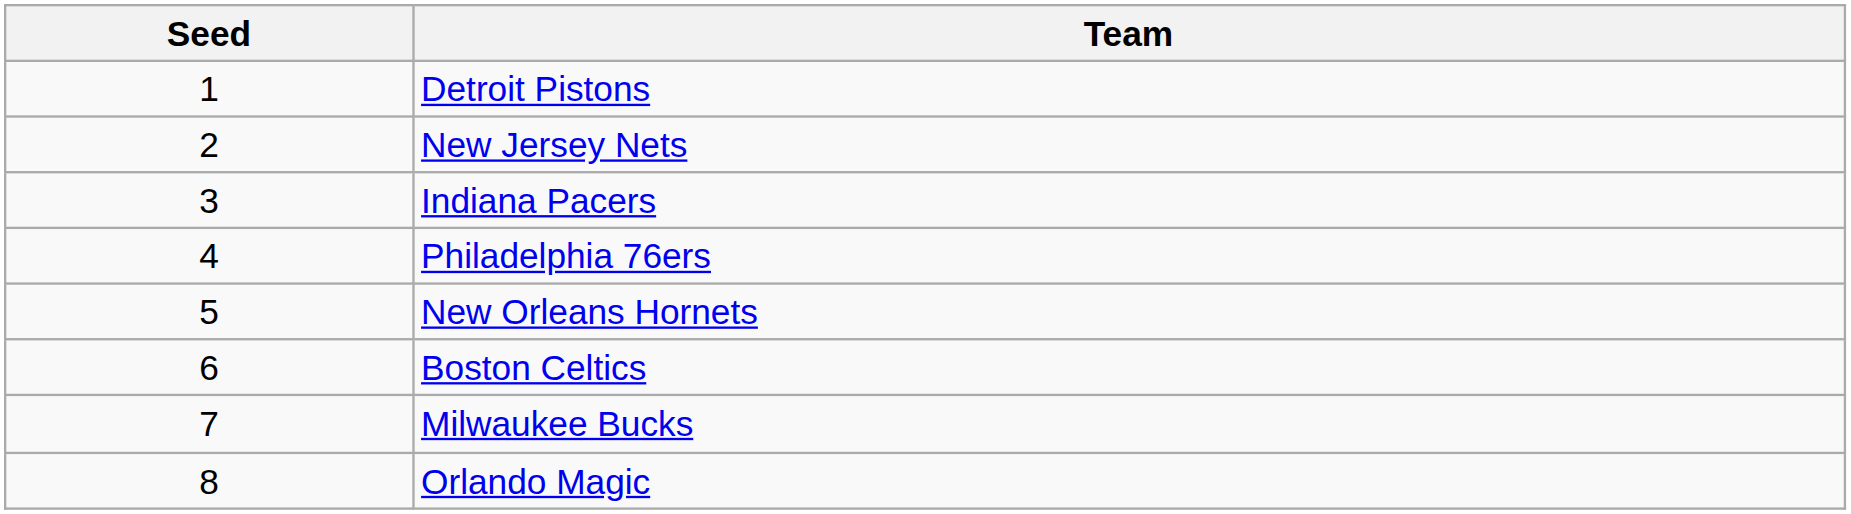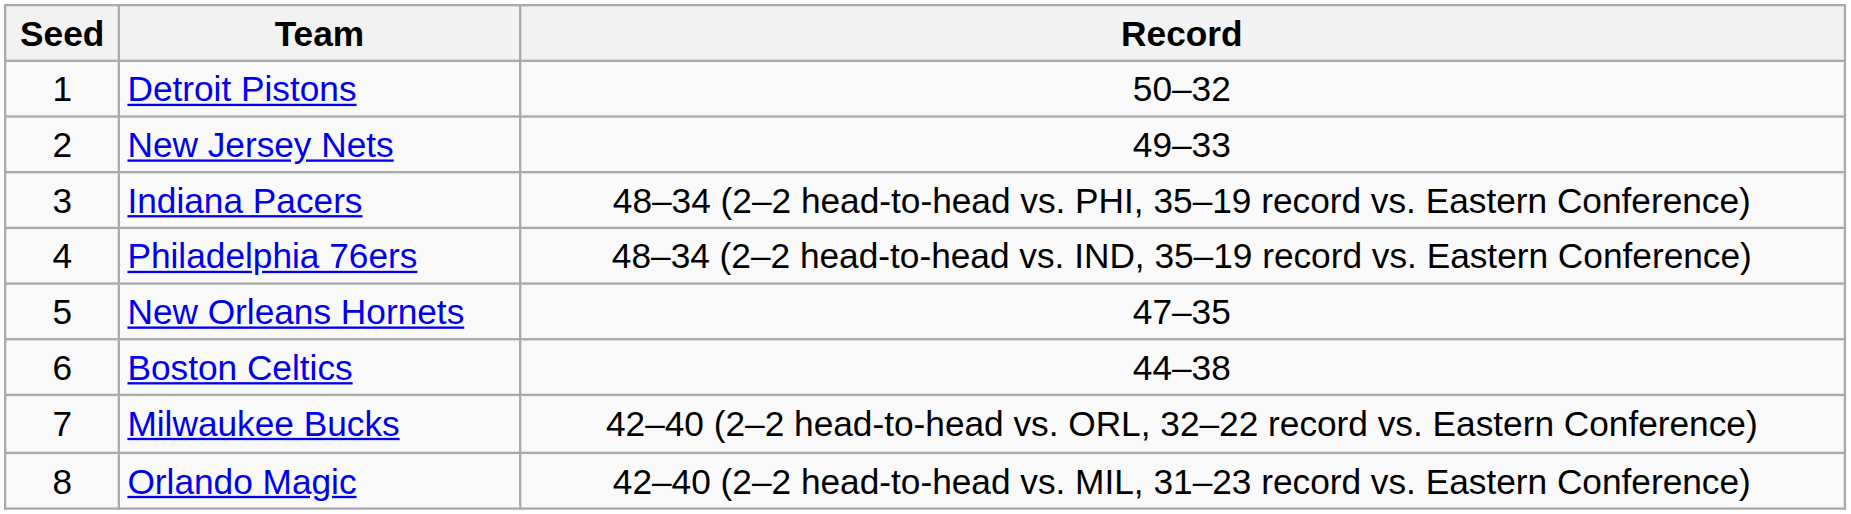+ column: (1182, 33)
